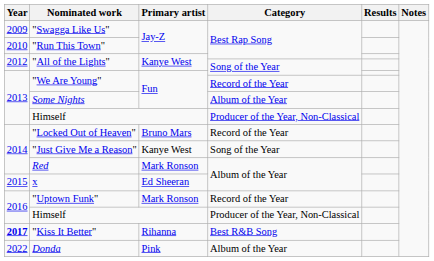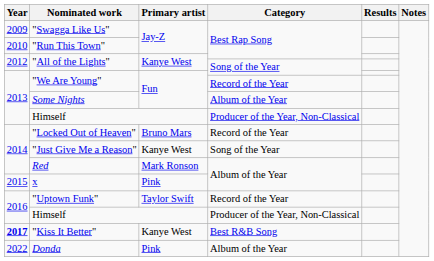(165, 182) Ed Sheeran -> (151, 182) Pink
(170, 198) Mark Ronson -> (168, 198) Taylor Swift
(159, 231) Rihanna -> (167, 231) Kanye West
